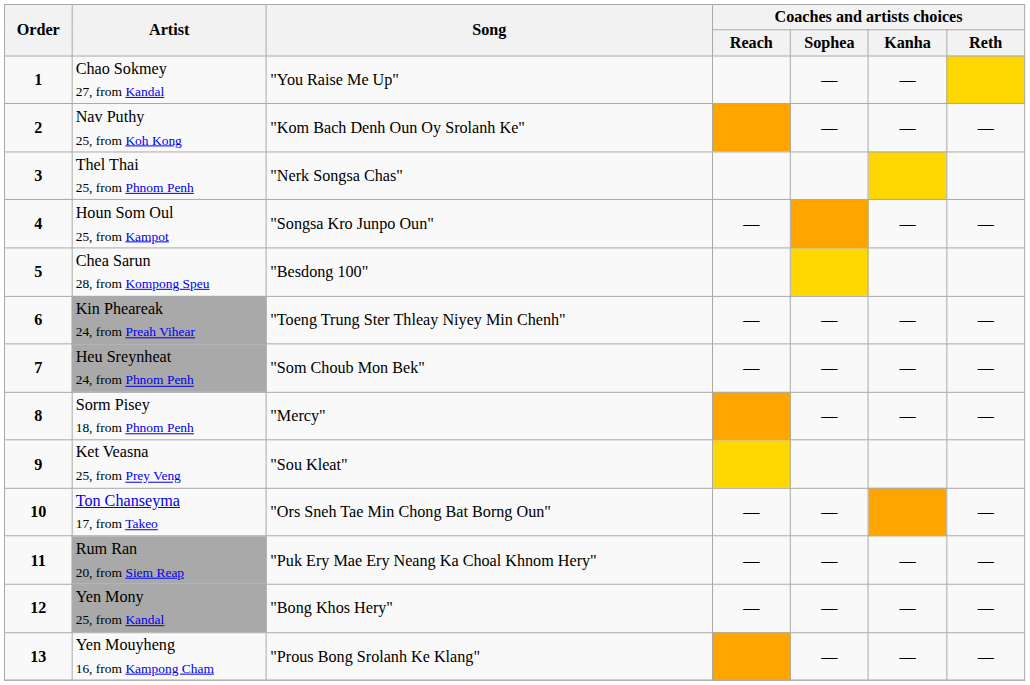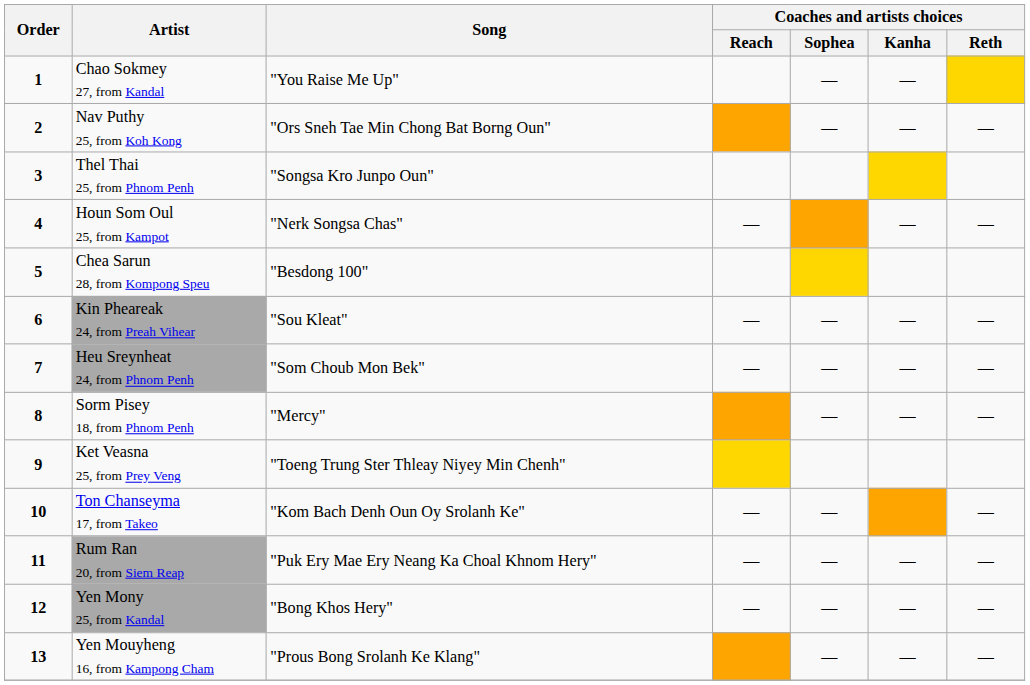(398, 127) "Kom Bach Denh Oun Oy Srolanh Ke" -> (411, 127) "Ors Sneh Tae Min Chong Bat Borng Oun"
(337, 175) "Nerk Songsa Chas" -> (352, 175) "Songsa Kro Junpo Oun"
(352, 223) "Songsa Kro Junpo Oun" -> (337, 223) "Nerk Songsa Chas"
(418, 319) "Toeng Trung Ster Thleay Niyey Min Chenh" -> (309, 319) "Sou Kleat"
(309, 464) "Sou Kleat" -> (418, 464) "Toeng Trung Ster Thleay Niyey Min Chenh"
(411, 512) "Ors Sneh Tae Min Chong Bat Borng Oun" -> (398, 512) "Kom Bach Denh Oun Oy Srolanh Ke"
